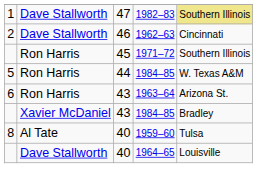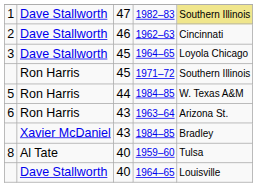+ row: (11, 53)
